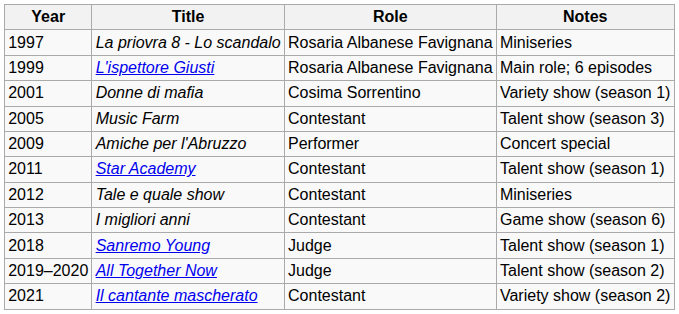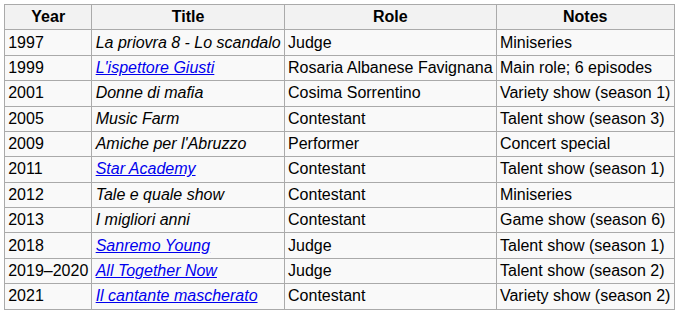(390, 42) Rosaria Albanese Favignana -> (310, 42) Judge
